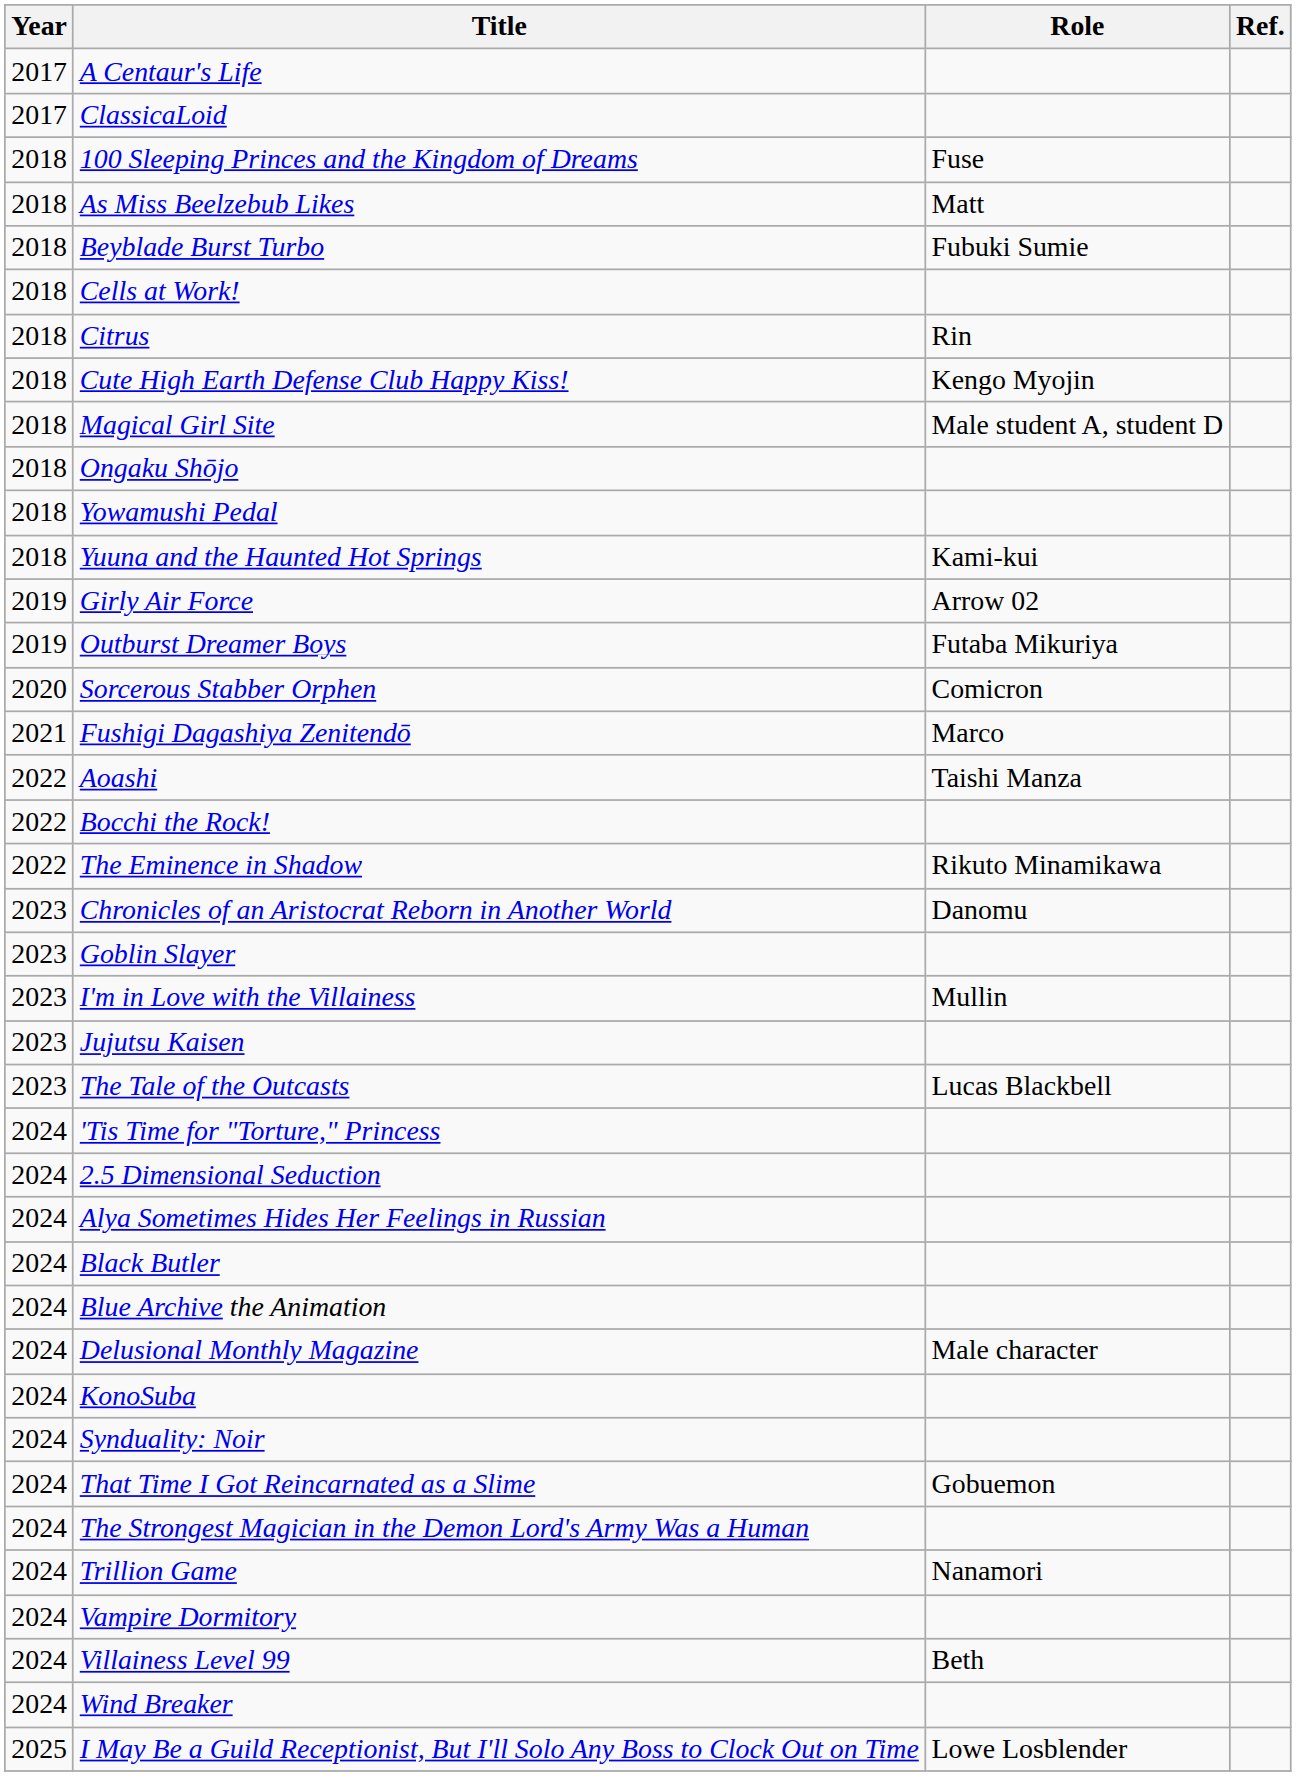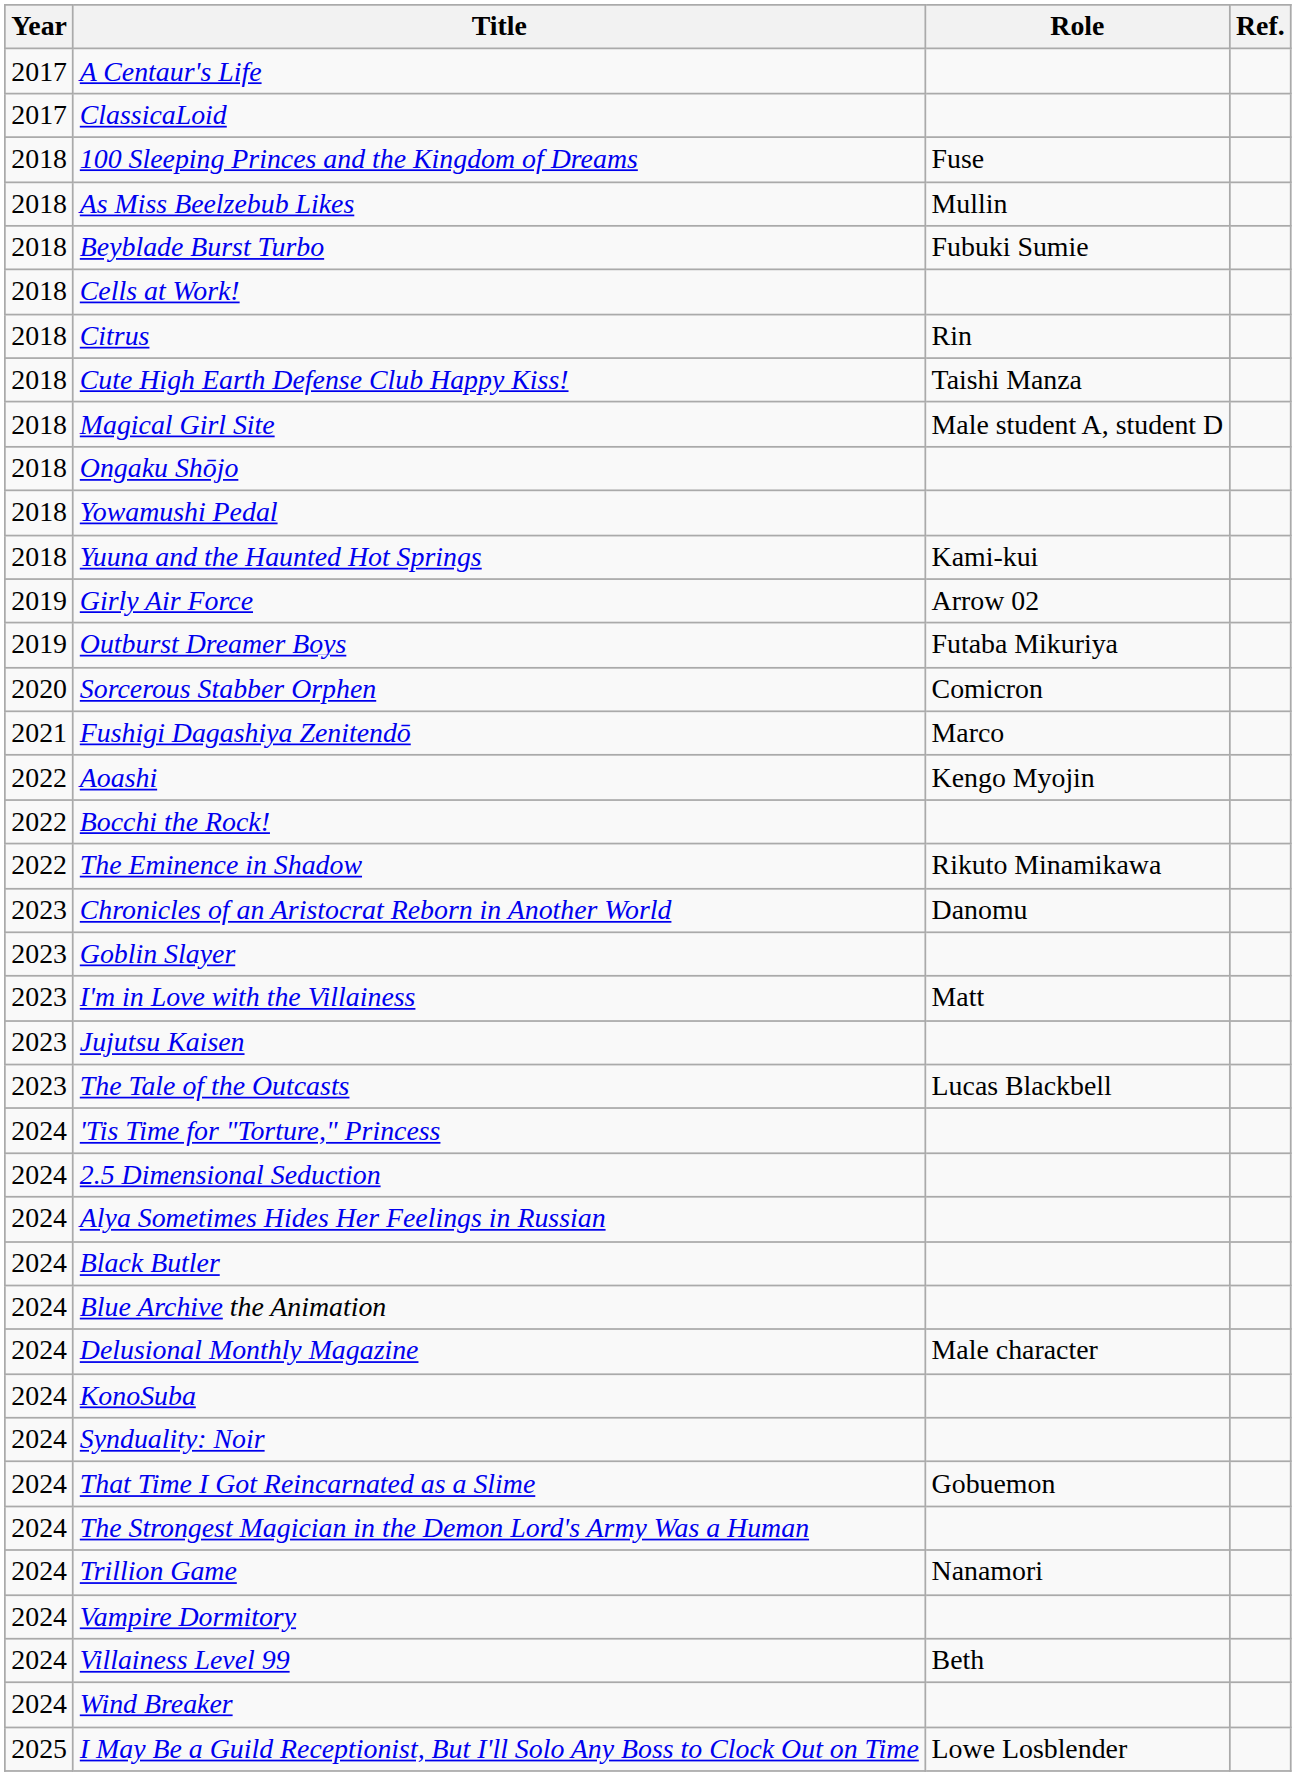(958, 203) Matt -> (970, 203) Mullin
(1013, 379) Kengo Myojin -> (1007, 379) Taishi Manza
(1007, 777) Taishi Manza -> (1013, 777) Kengo Myojin
(970, 997) Mullin -> (958, 997) Matt
